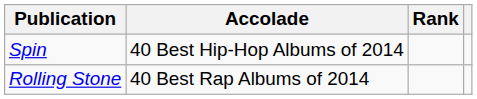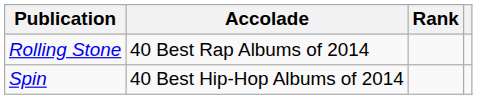rows swapped: (65, 79) <-> (28, 49)
